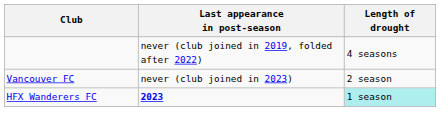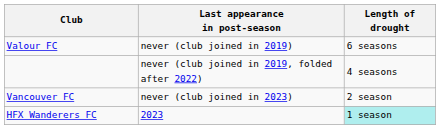+ row: (32, 46)
(152, 97) bold -> (152, 115) normal
